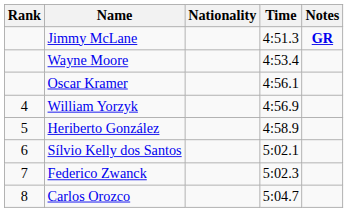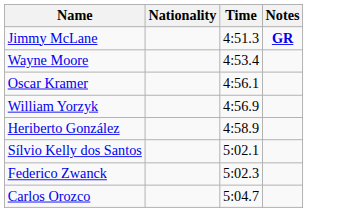- column: (24, 15)
